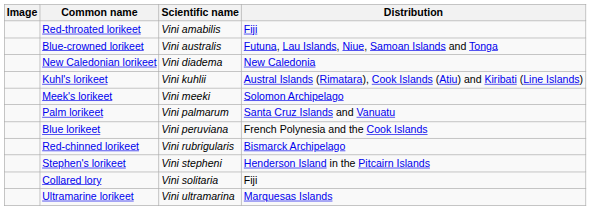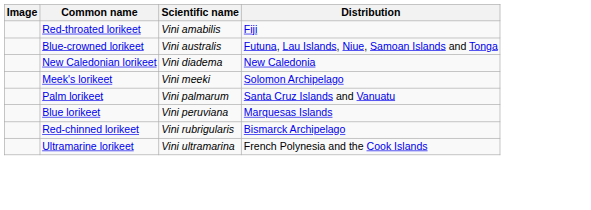- row: (75, 79)
(336, 130) French Polynesia and the Cook Islands -> (288, 113) Marquesas Islands
- row: (84, 163)
- row: (72, 180)
(288, 197) Marquesas Islands -> (336, 146) French Polynesia and the Cook Islands
